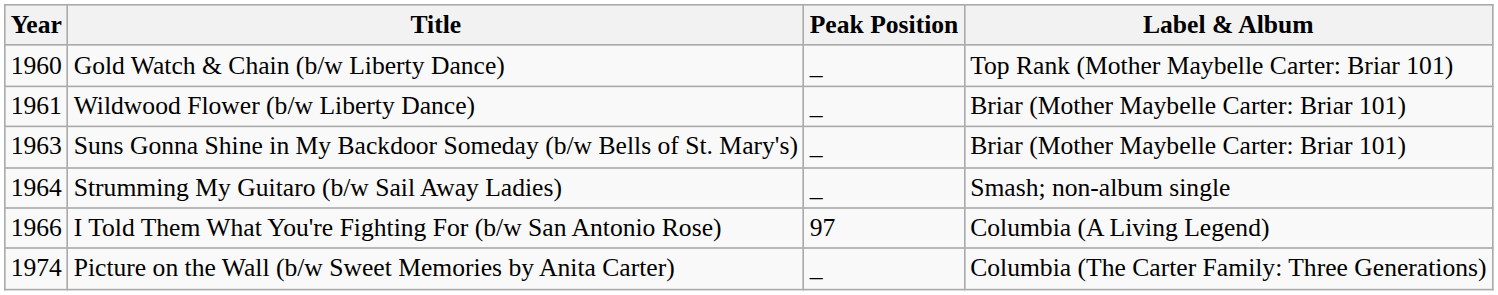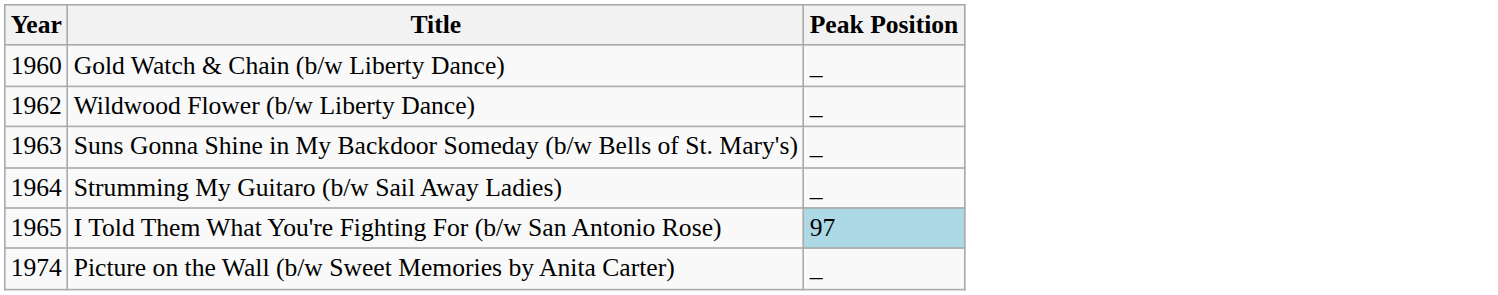- column: (1228, 24)
(36, 106) 1961 -> (36, 106) 1962
(36, 227) 1966 -> (36, 227) 1965
(823, 227) no background -> (823, 227) lightblue background
